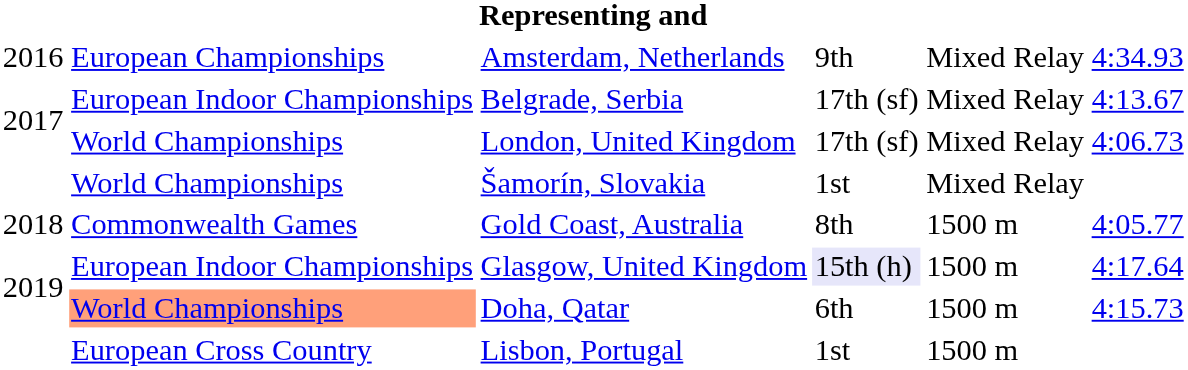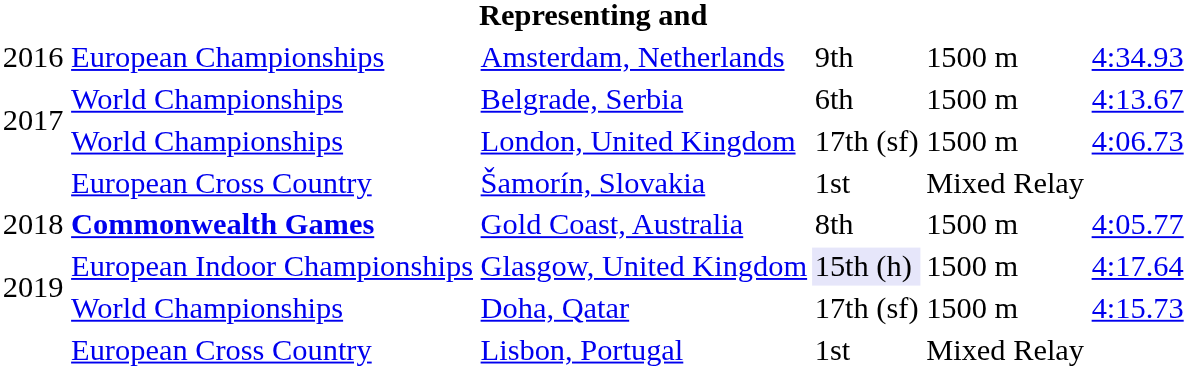(1005, 57) Mixed Relay -> (972, 57) 1500 m
(272, 98) European Indoor Championships -> (207, 98) World Championships
(867, 98) 17th (sf) -> (834, 98) 6th
(1005, 98) Mixed Relay -> (972, 98) 1500 m
(1005, 140) Mixed Relay -> (972, 140) 1500 m
(207, 182) World Championships -> (221, 182) European Cross Country
(214, 224) normal -> (223, 224) bold
(207, 307) lightsalmon background -> (207, 307) no background
(834, 307) 6th -> (867, 307) 17th (sf)
(972, 349) 1500 m -> (1005, 349) Mixed Relay
